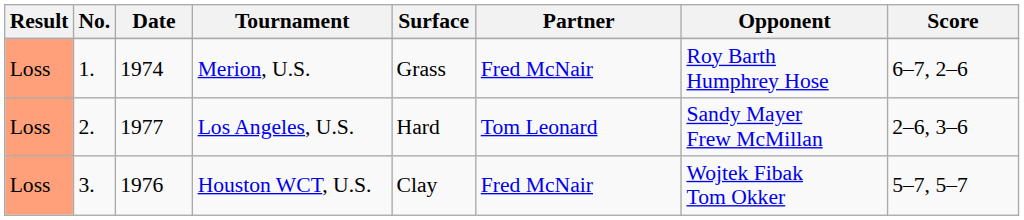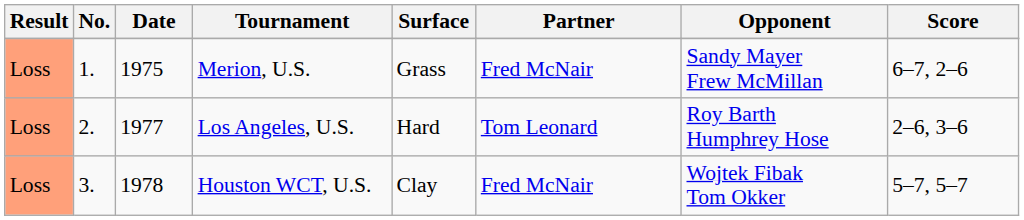(142, 68) 1974 -> (142, 68) 1975
(758, 68) Roy Barth Humphrey Hose -> (755, 68) Sandy Mayer Frew McMillan
(755, 126) Sandy Mayer Frew McMillan -> (758, 126) Roy Barth Humphrey Hose
(142, 185) 1976 -> (142, 185) 1978
